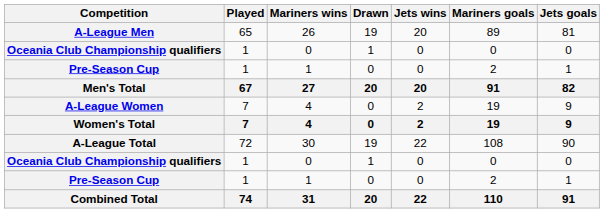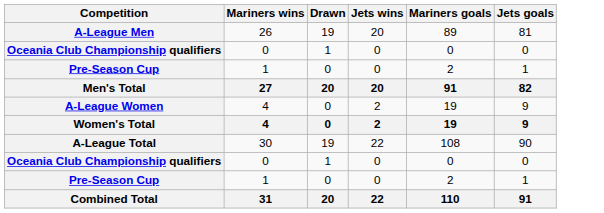- column: (245, 13)
